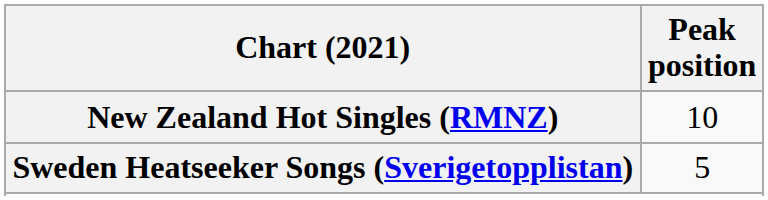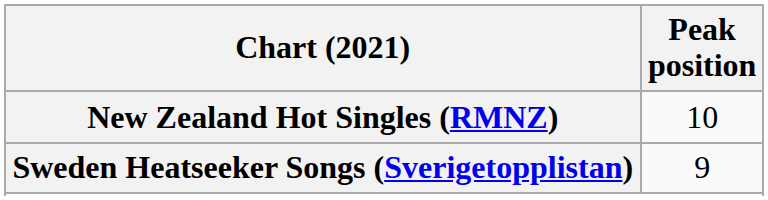(702, 167) 5 -> (702, 167) 9
